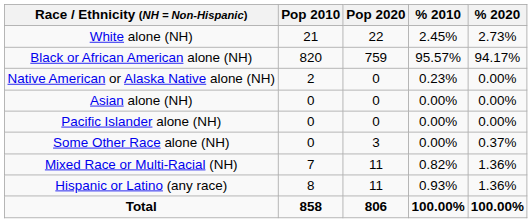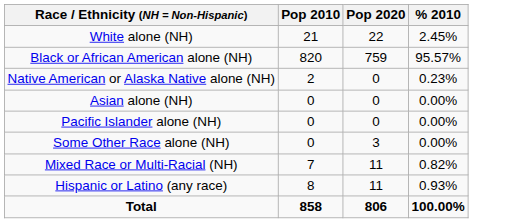- column: (497, 15)
